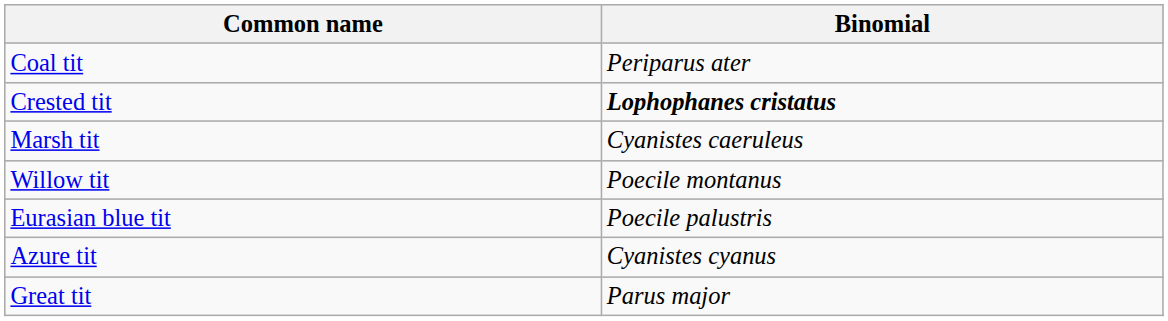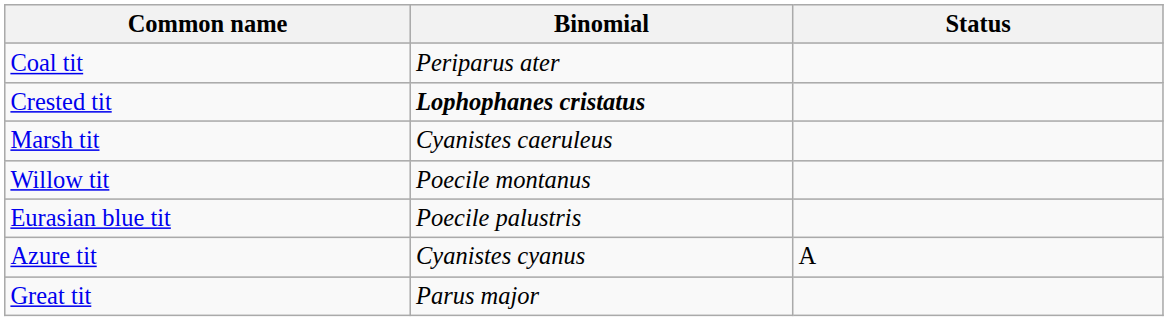+ column: (978, 23)
